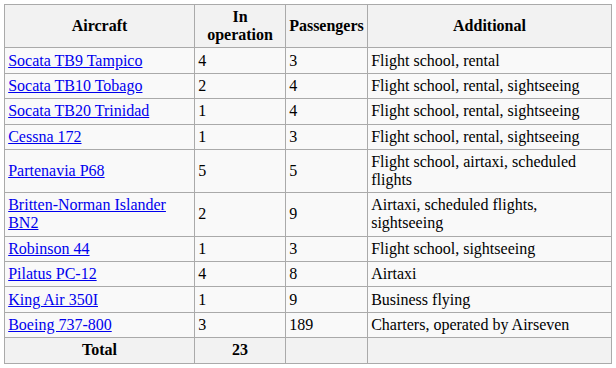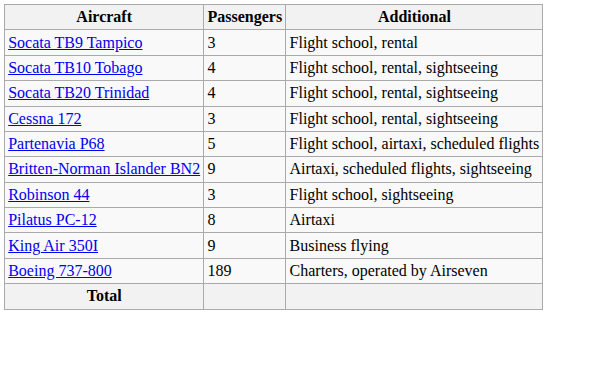- column: (240, 26)
